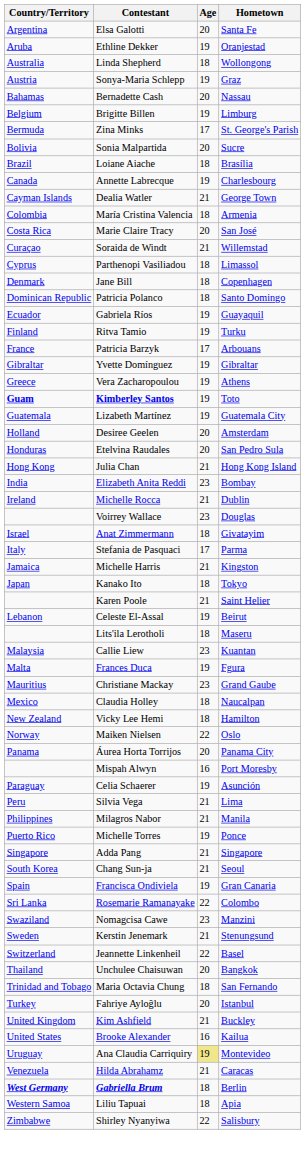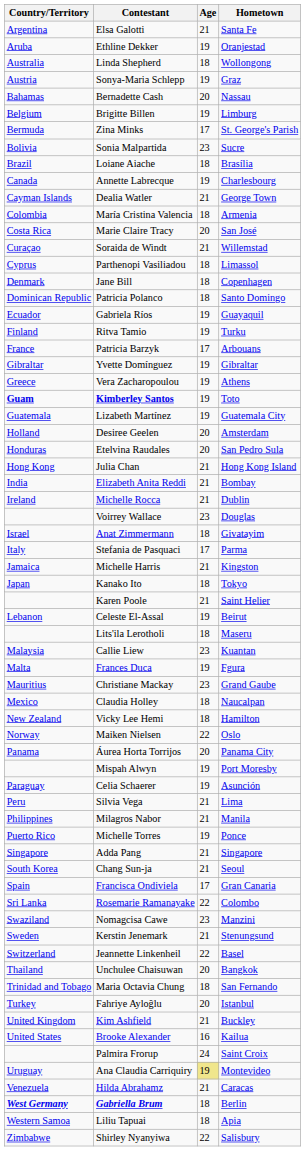(205, 29) 20 -> (205, 29) 21
(205, 147) 20 -> (205, 147) 23
(205, 483) 23 -> (205, 483) 21
(205, 768) 16 -> (205, 768) 19
(205, 886) 19 -> (205, 886) 17
+ row: (127, 1054)
